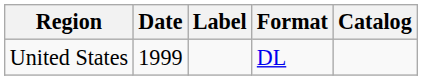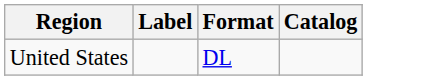- column: (160, 22)
